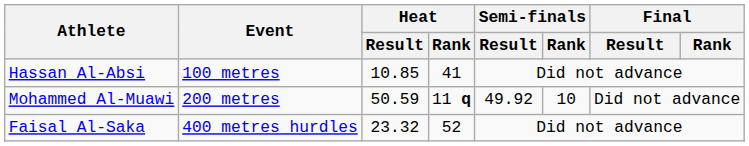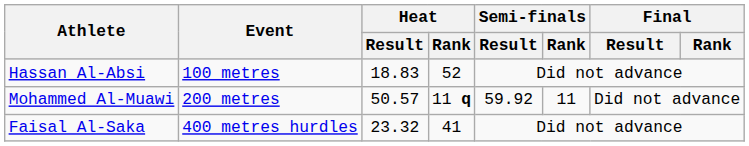(395, 73) 10.85 -> (395, 73) 18.83
(451, 73) 41 -> (451, 73) 52
(395, 100) 50.59 -> (395, 100) 50.57
(509, 100) 49.92 -> (509, 100) 59.92
(566, 100) 10 -> (566, 100) 11
(451, 127) 52 -> (451, 127) 41
